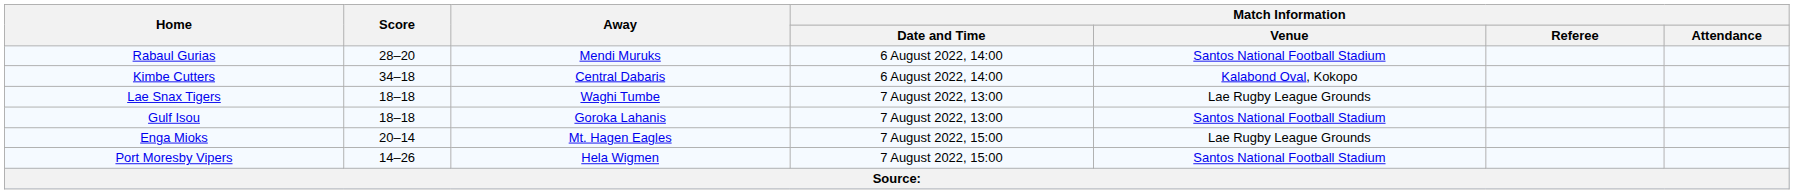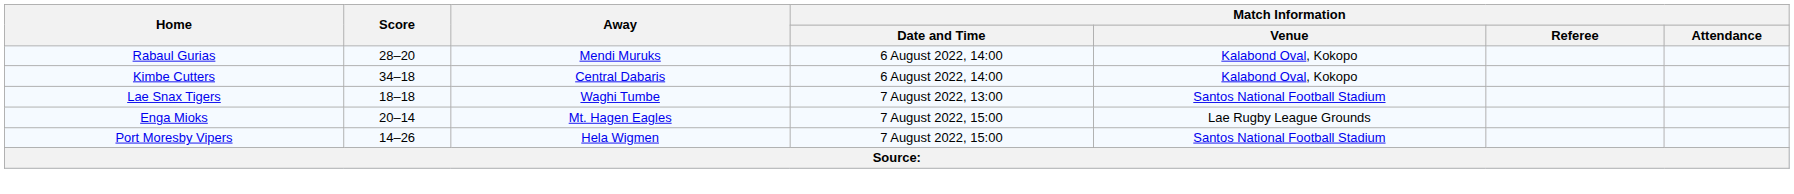(1289, 56) Santos National Football Stadium -> (1289, 56) Kalabond Oval, Kokopo
(1289, 97) Lae Rugby League Grounds -> (1289, 97) Santos National Football Stadium
- row: (174, 117)
